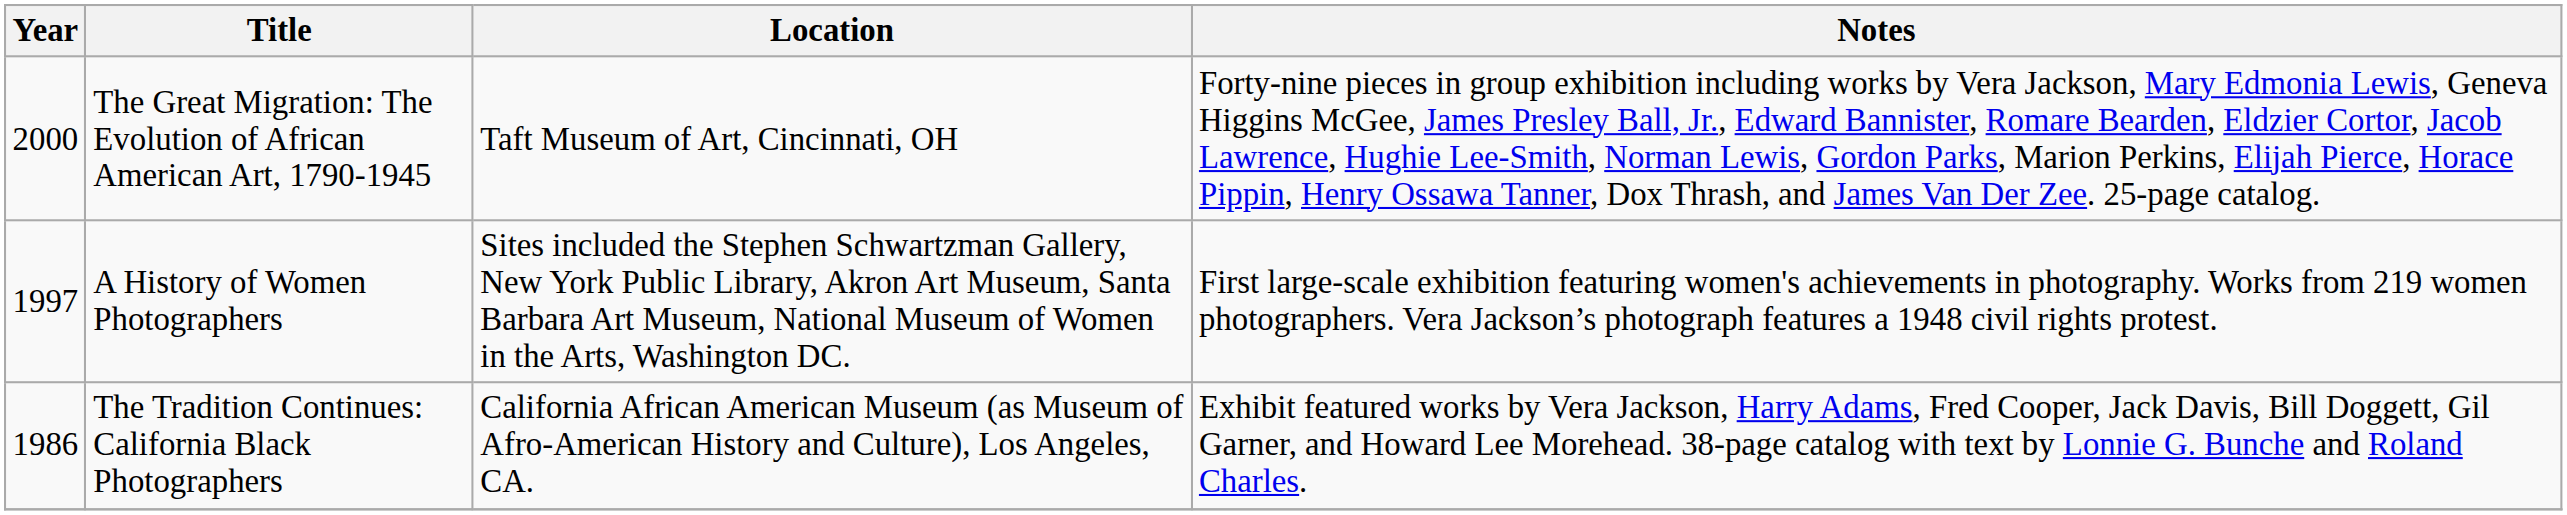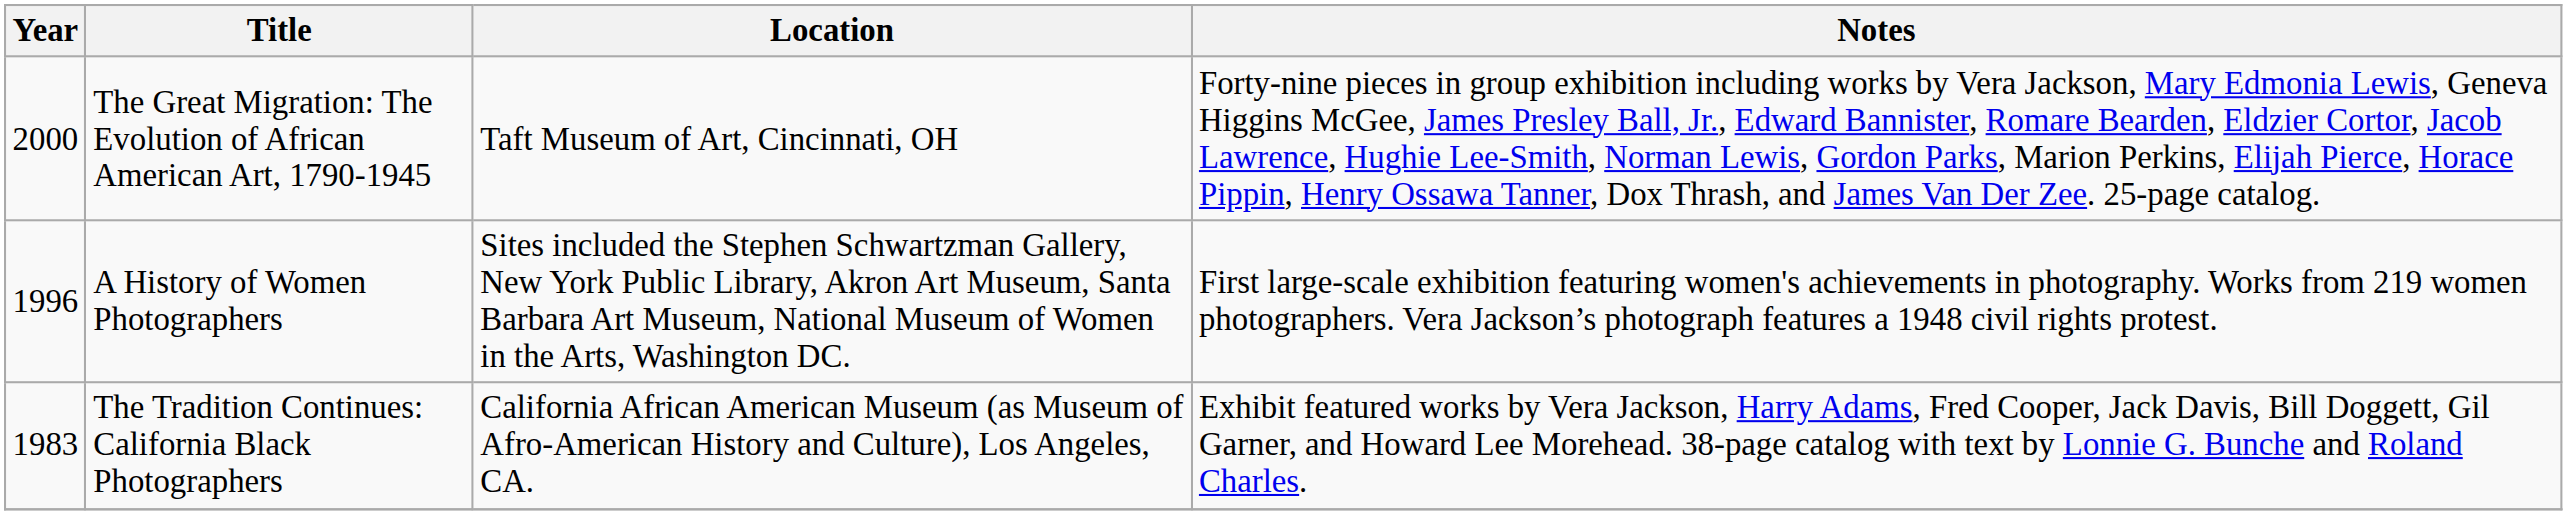(45, 300) 1997 -> (45, 300) 1996
(45, 444) 1986 -> (45, 444) 1983
